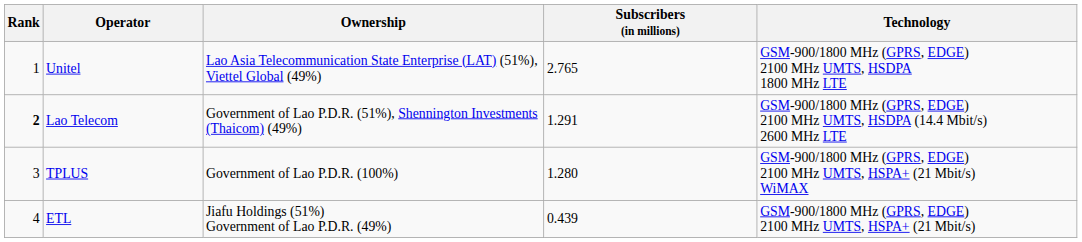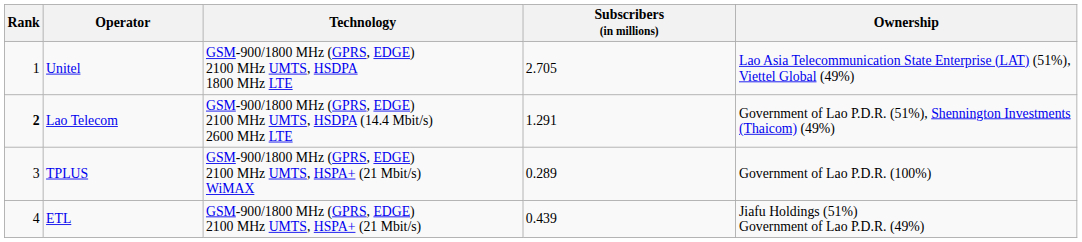columns swapped: (917, 23) <-> (373, 23)
(562, 68) 2.765 -> (541, 68) 2.705
(562, 173) 1.280 -> (541, 173) 0.289
